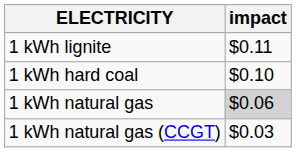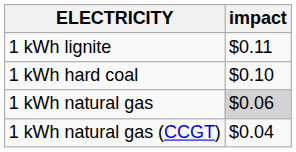(251, 132) $0.03 -> (251, 132) $0.04
